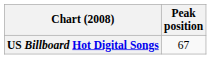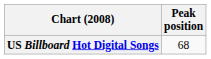(184, 44) 67 -> (184, 44) 68
